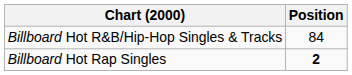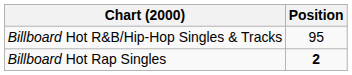(316, 37) 84 -> (316, 37) 95
